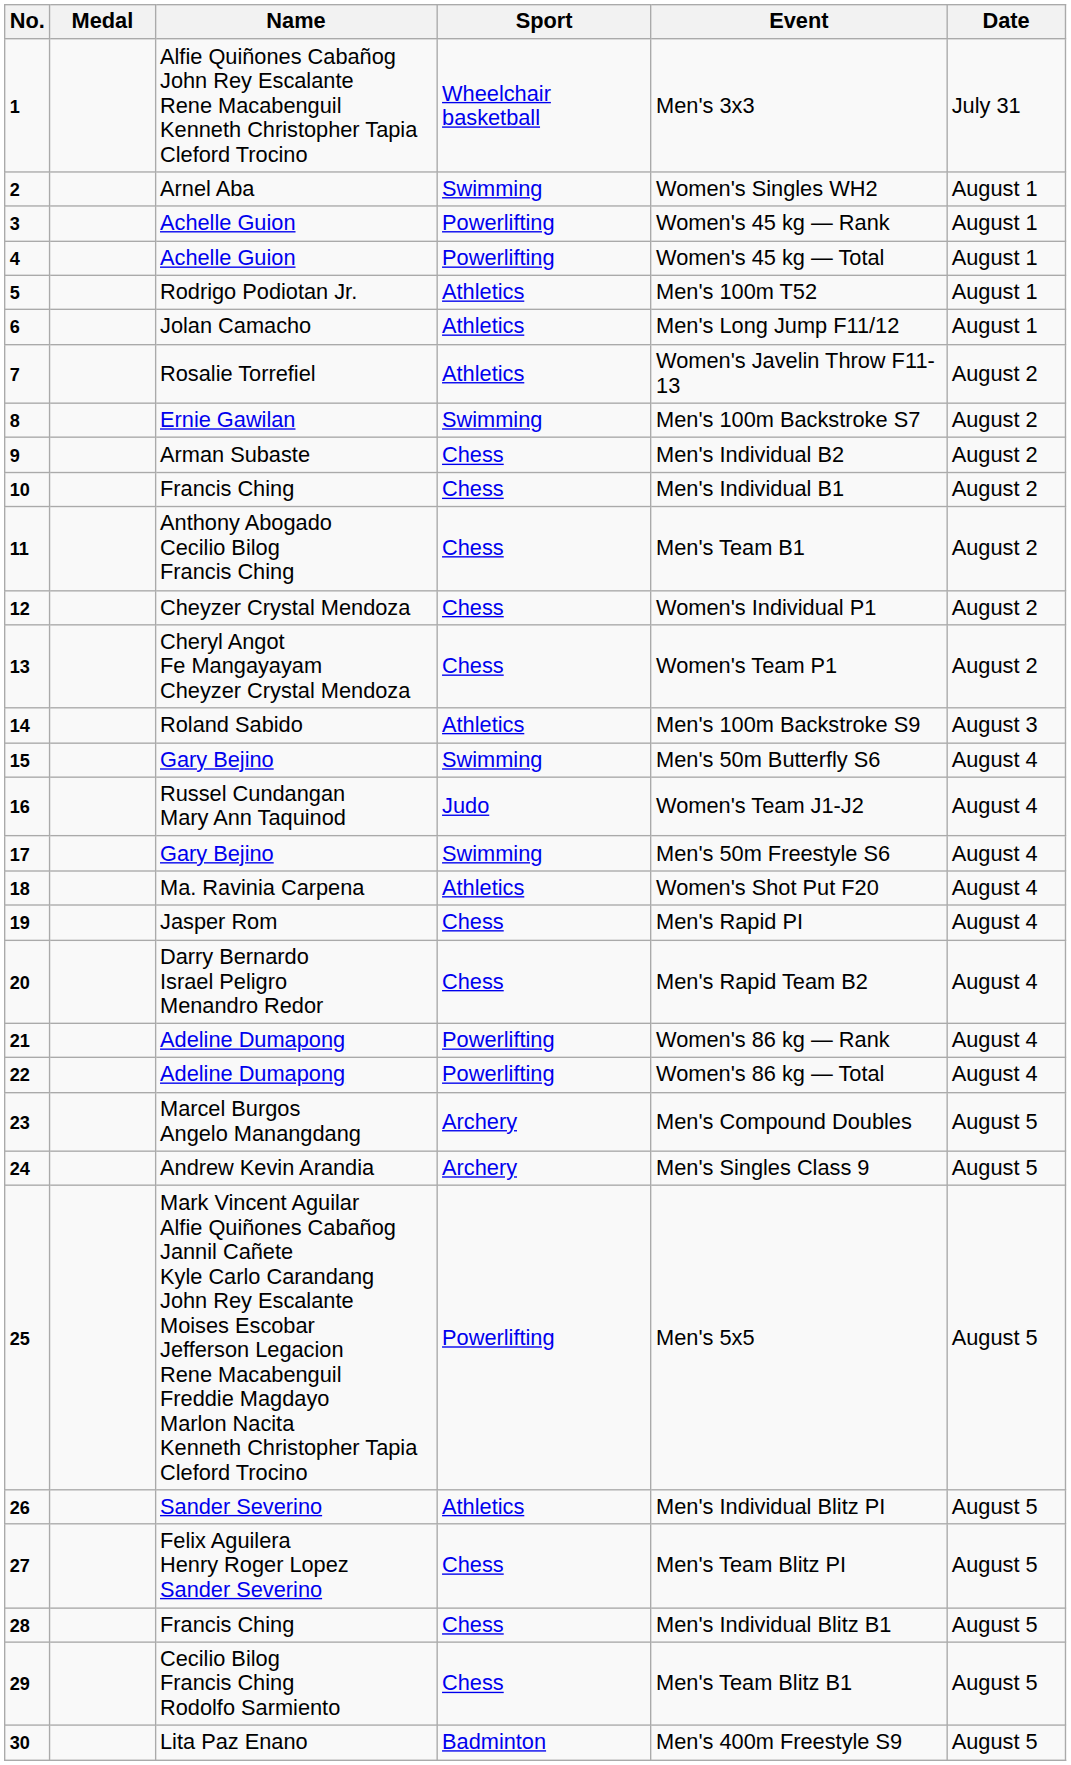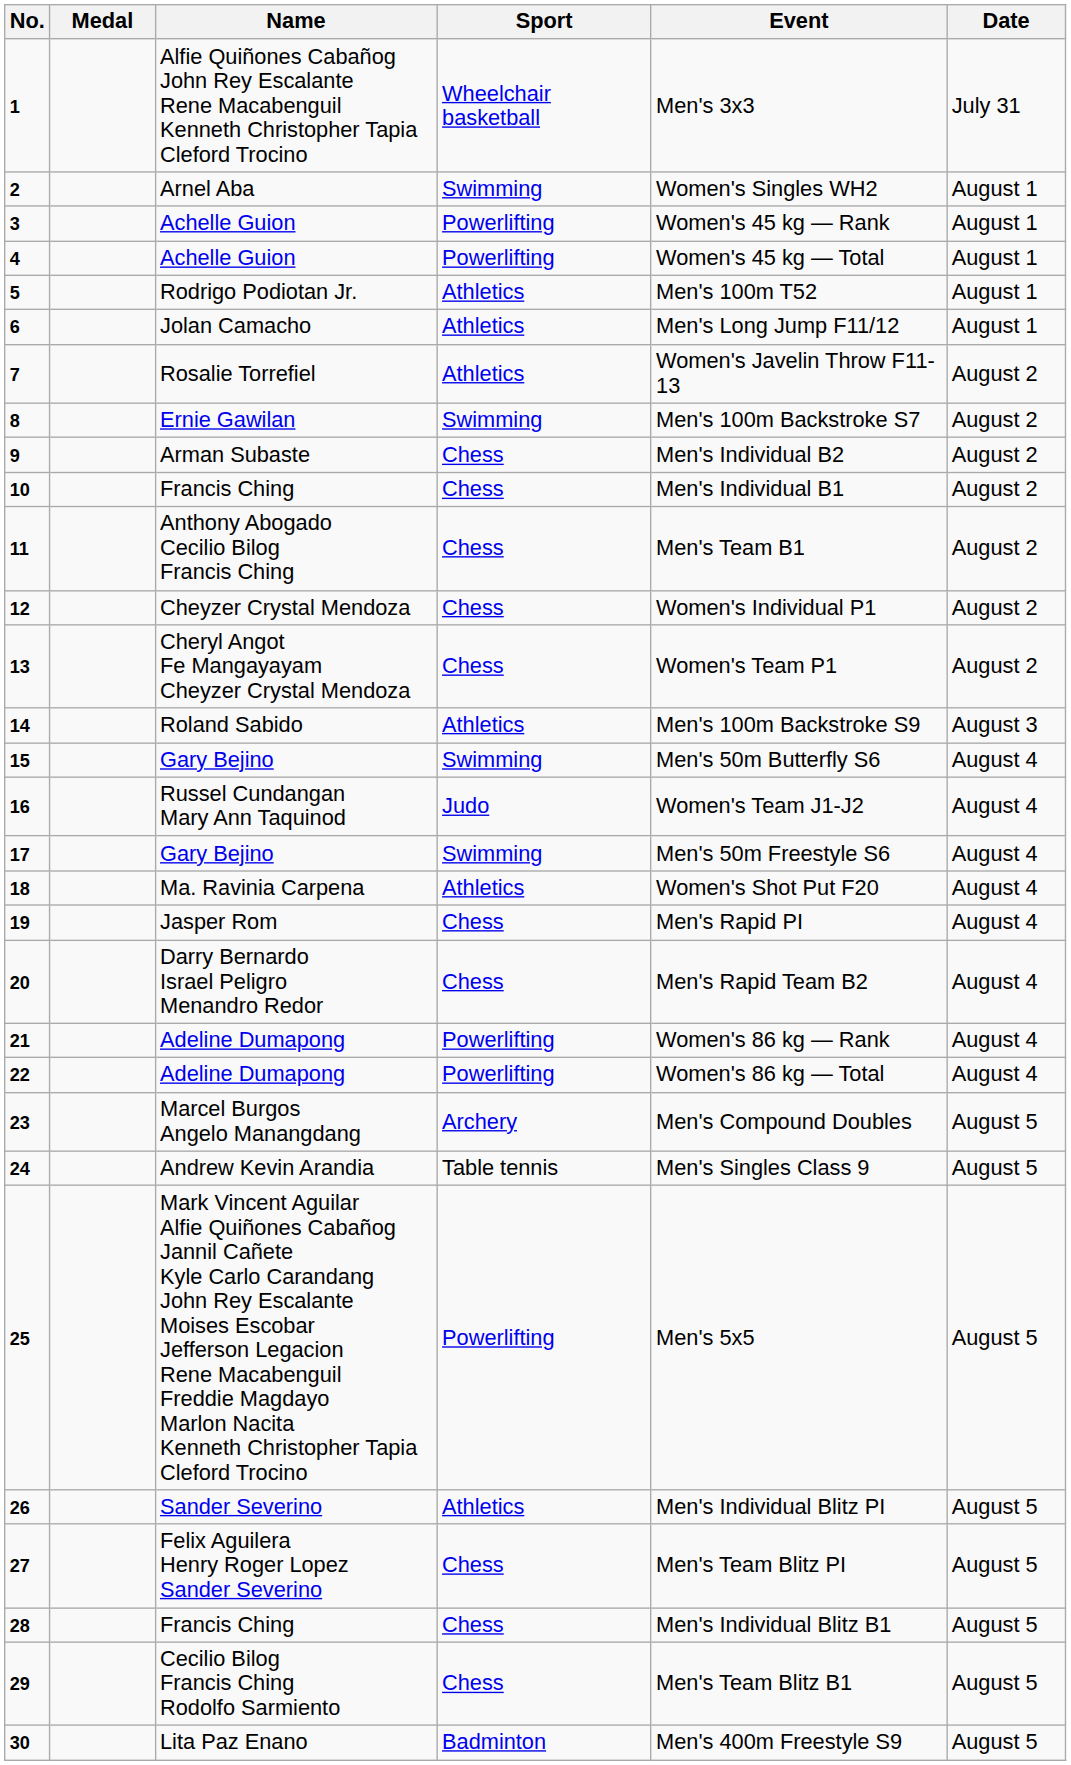(480, 1168) Archery -> (500, 1168) Table tennis
